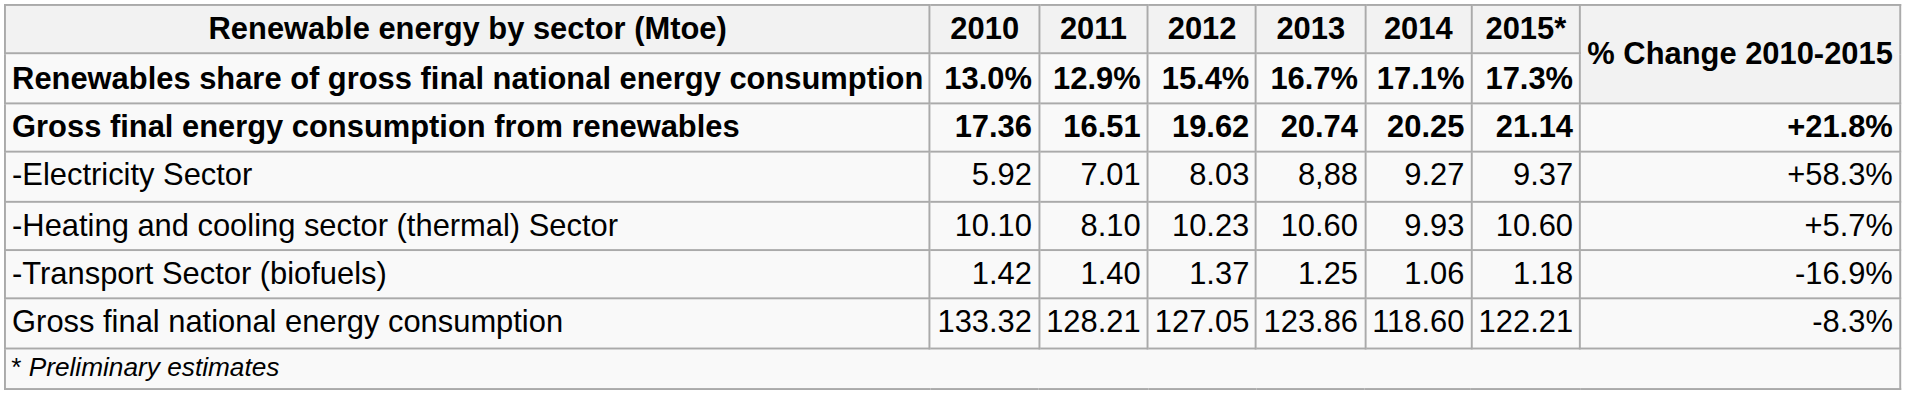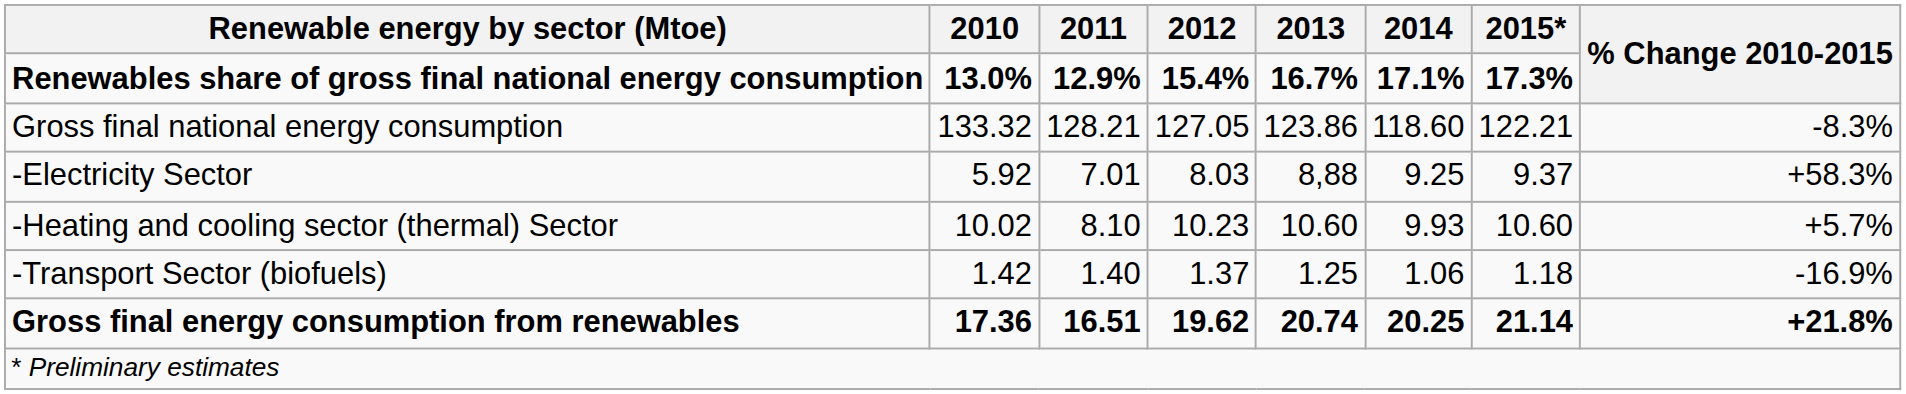rows swapped: (376, 126) <-> (288, 322)
(1434, 175) 9.27 -> (1434, 175) 9.25
(993, 224) 10.10 -> (993, 224) 10.02
